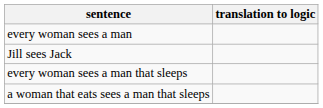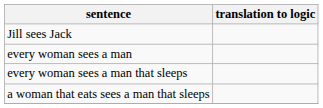rows swapped: (40, 53) <-> (70, 34)
